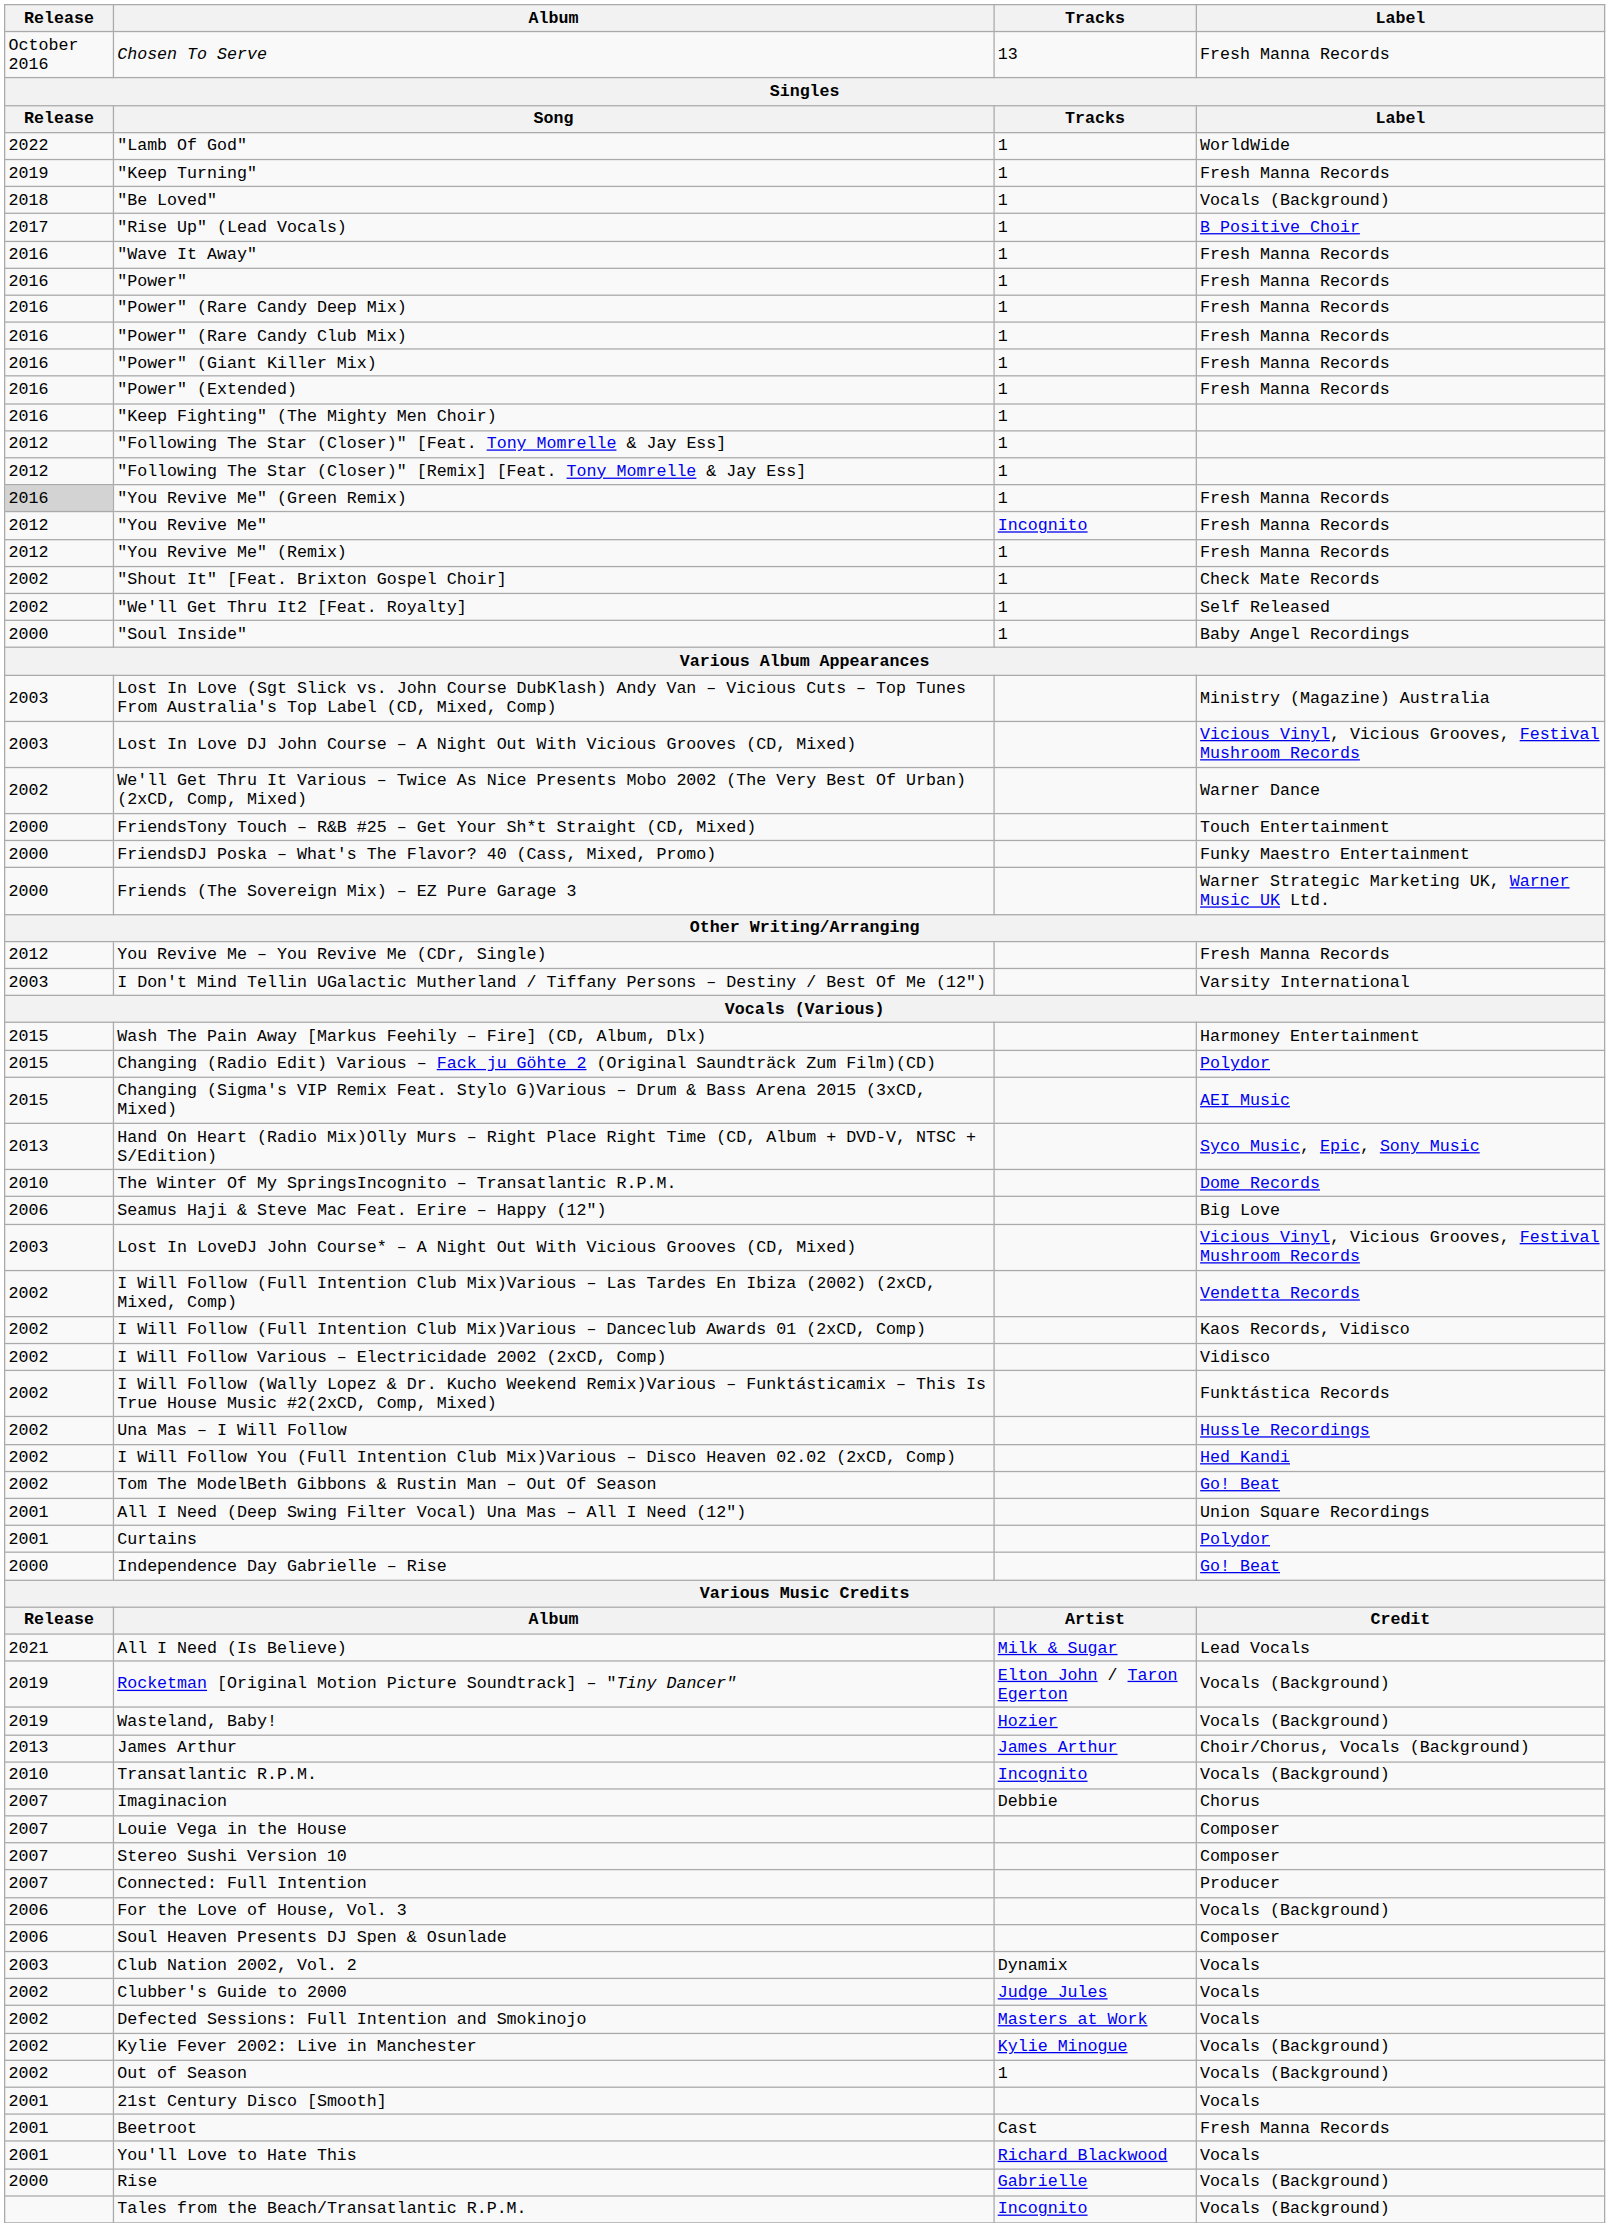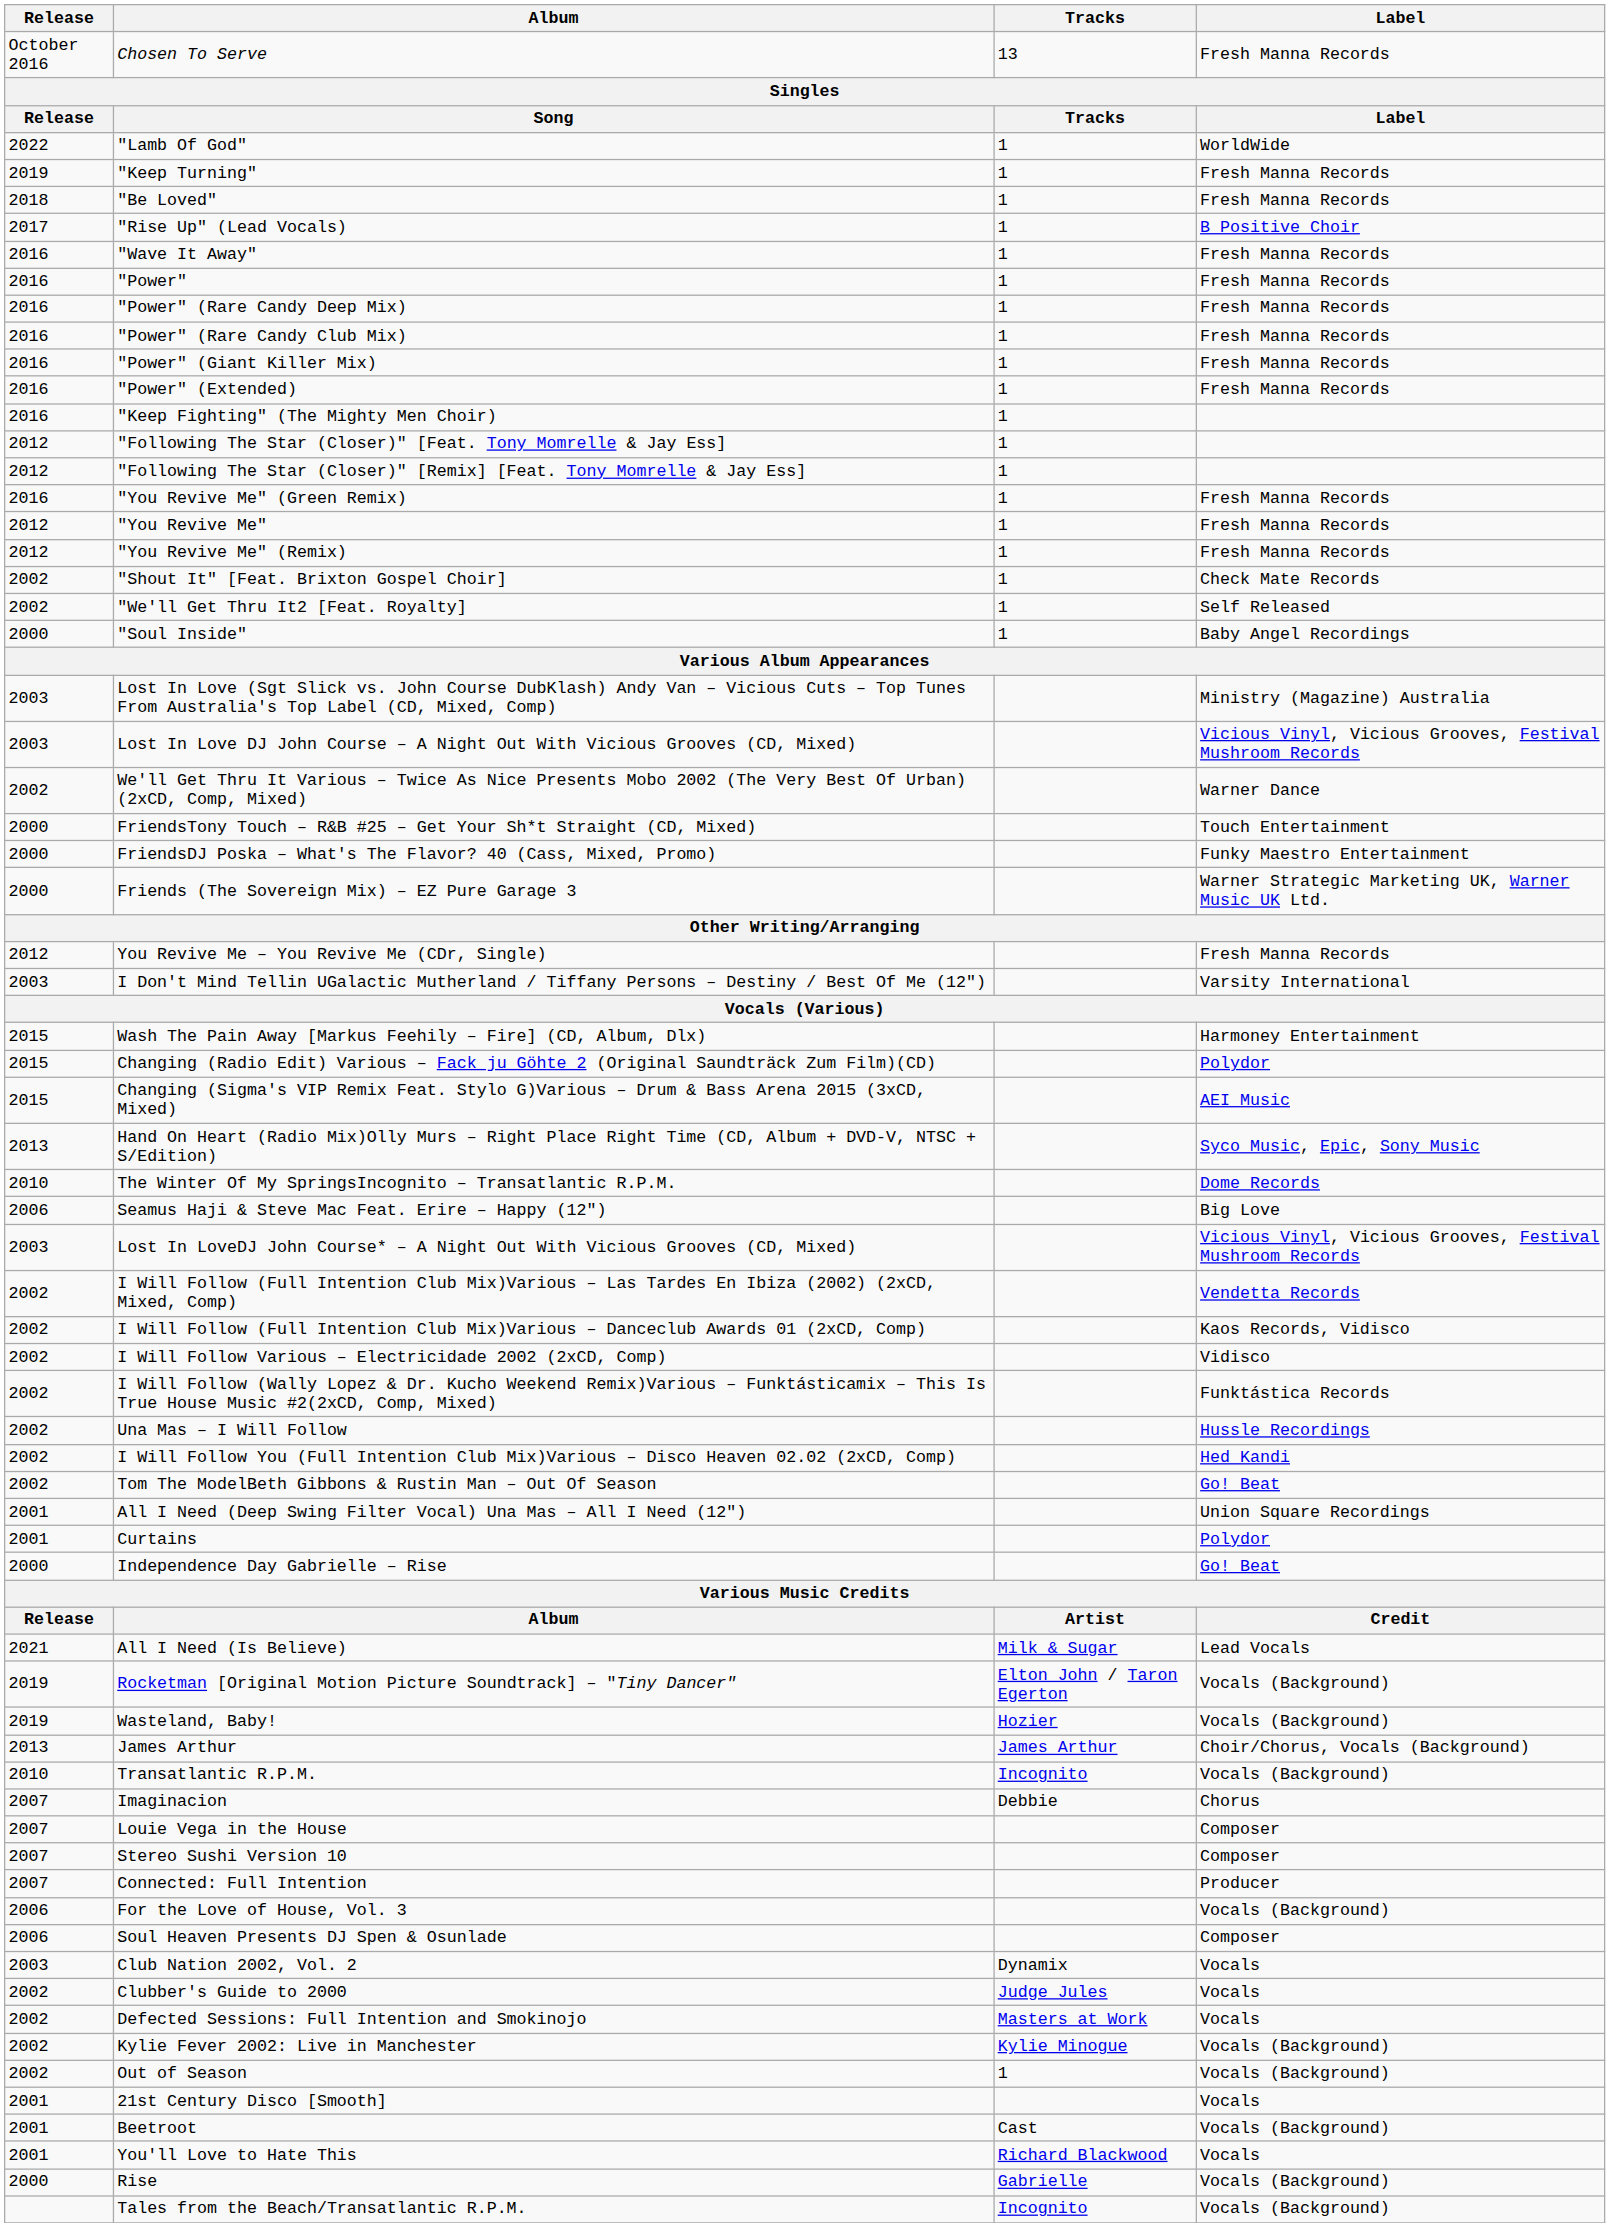(1295, 200) Vocals (Background) -> (1295, 200) Fresh Manna Records
(29, 498) lightgrey background -> (29, 498) no background
(1043, 526) Incognito -> (1003, 526) 1
(1295, 2128) Fresh Manna Records -> (1295, 2128) Vocals (Background)
